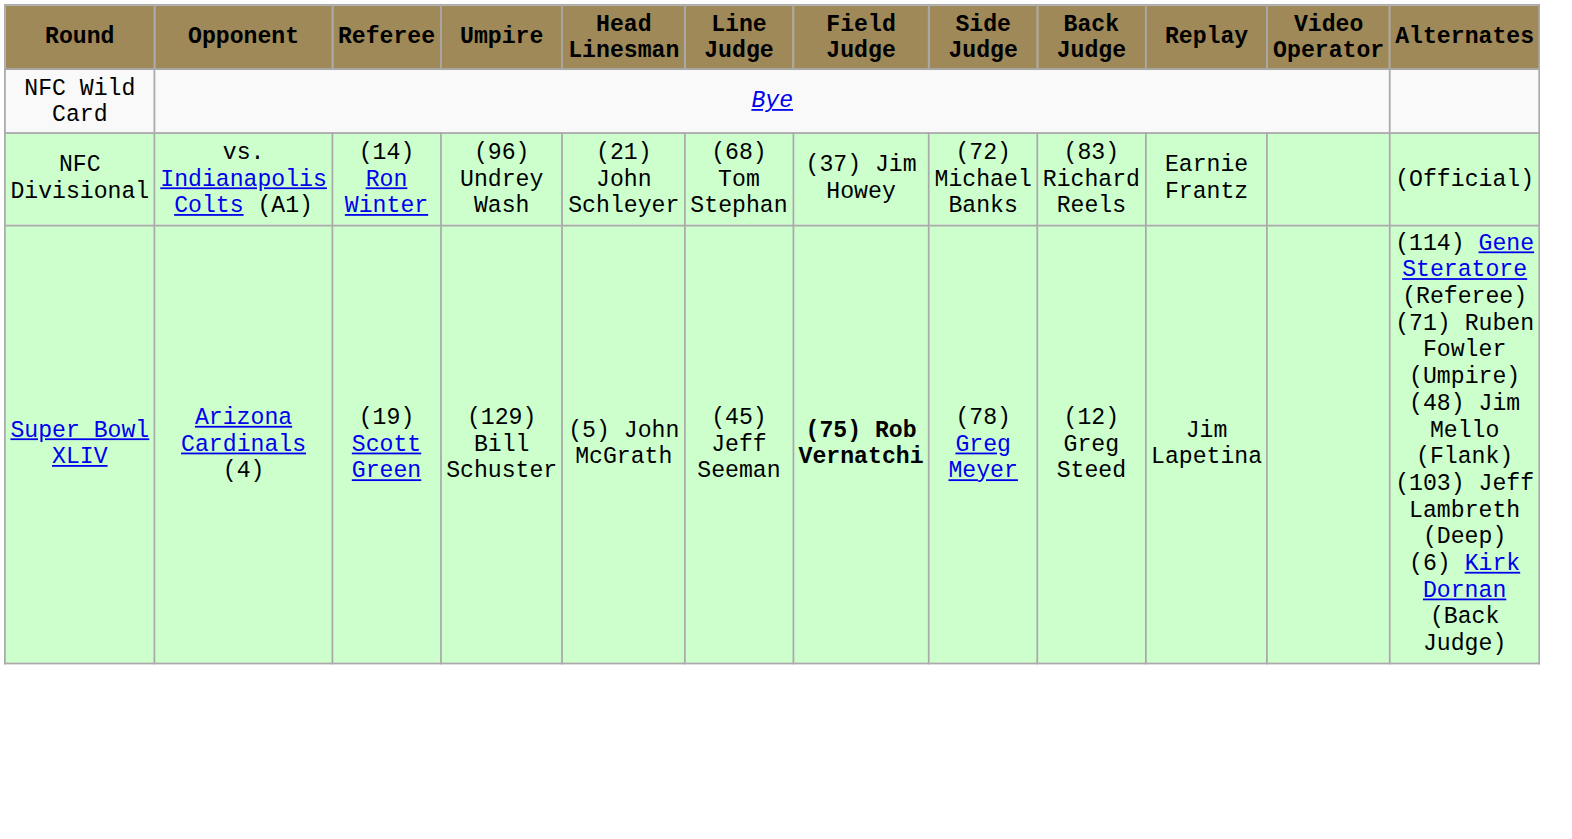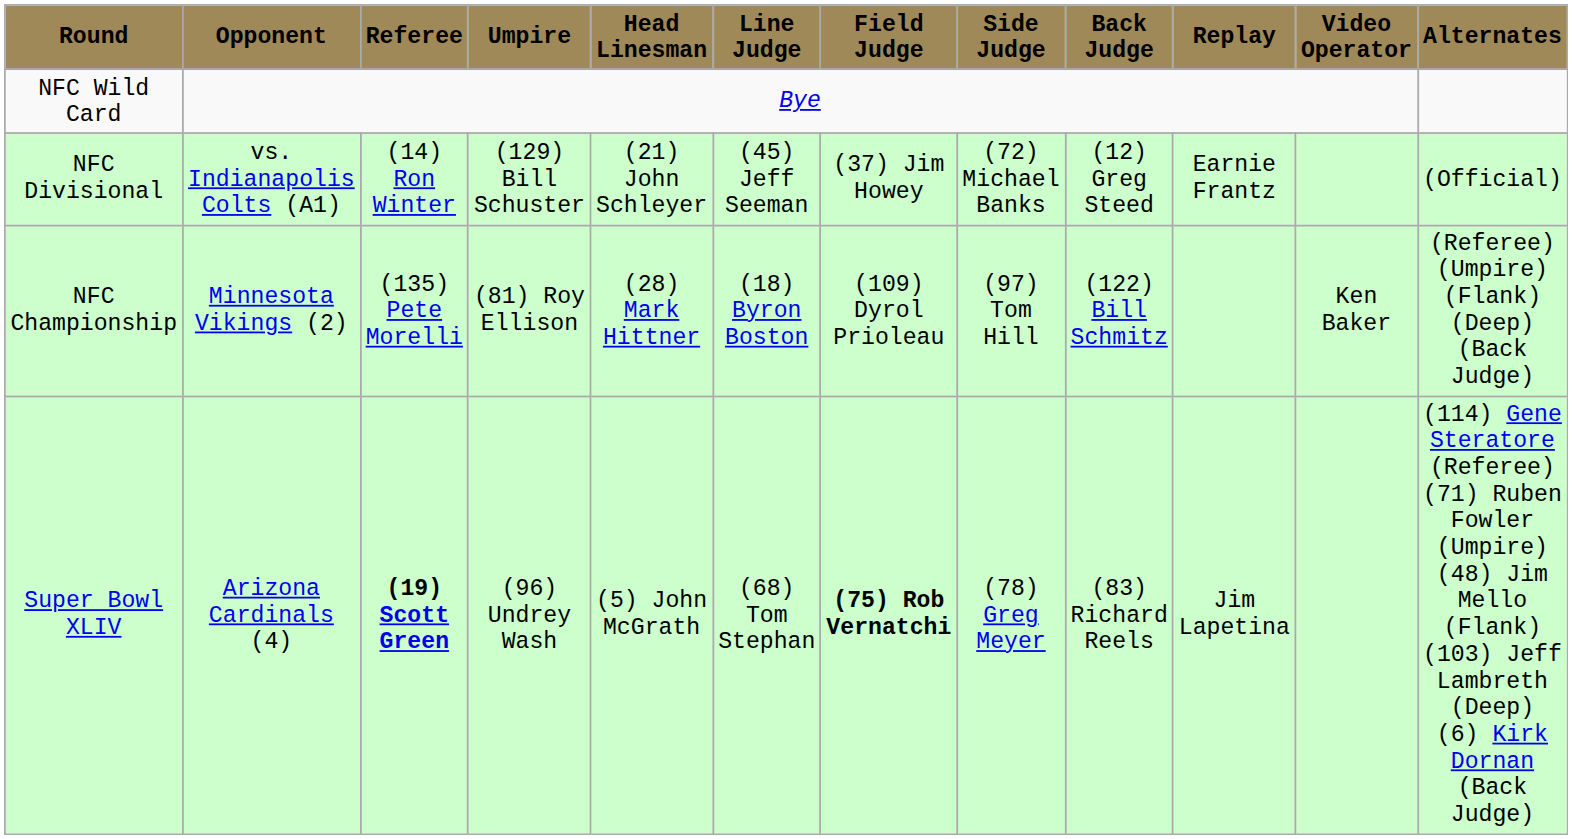(502, 179) (96) Undrey Wash -> (529, 179) (129) Bill Schuster
(739, 179) (68) Tom Stephan -> (767, 179) (45) Jeff Seeman
(1091, 179) (83) Richard Reels -> (1119, 179) (12) Greg Steed
+ row: (94, 310)
(387, 444) normal -> (414, 615) bold
(502, 444) (129) Bill Schuster -> (529, 615) (96) Undrey Wash
(739, 444) (45) Jeff Seeman -> (767, 615) (68) Tom Stephan
(1091, 444) (12) Greg Steed -> (1119, 615) (83) Richard Reels
